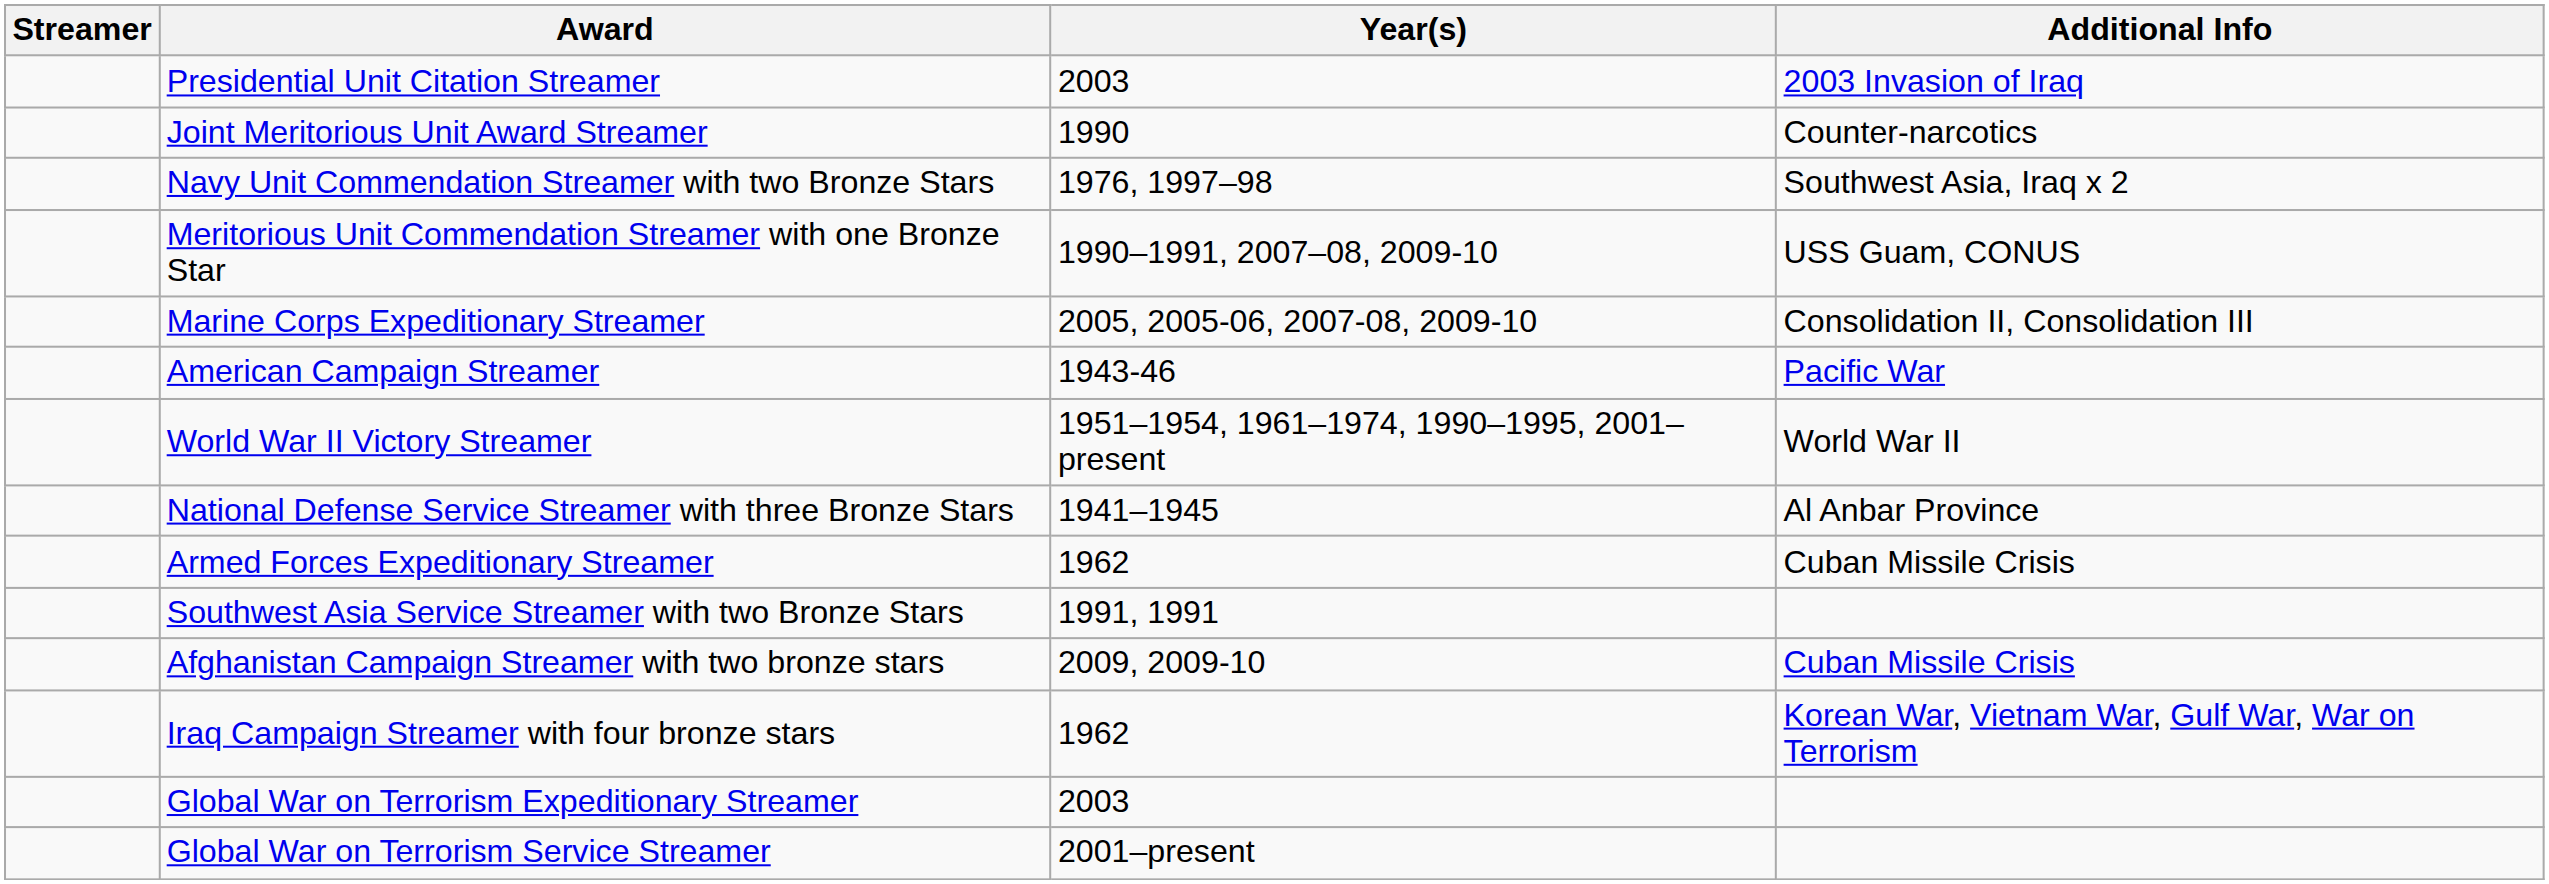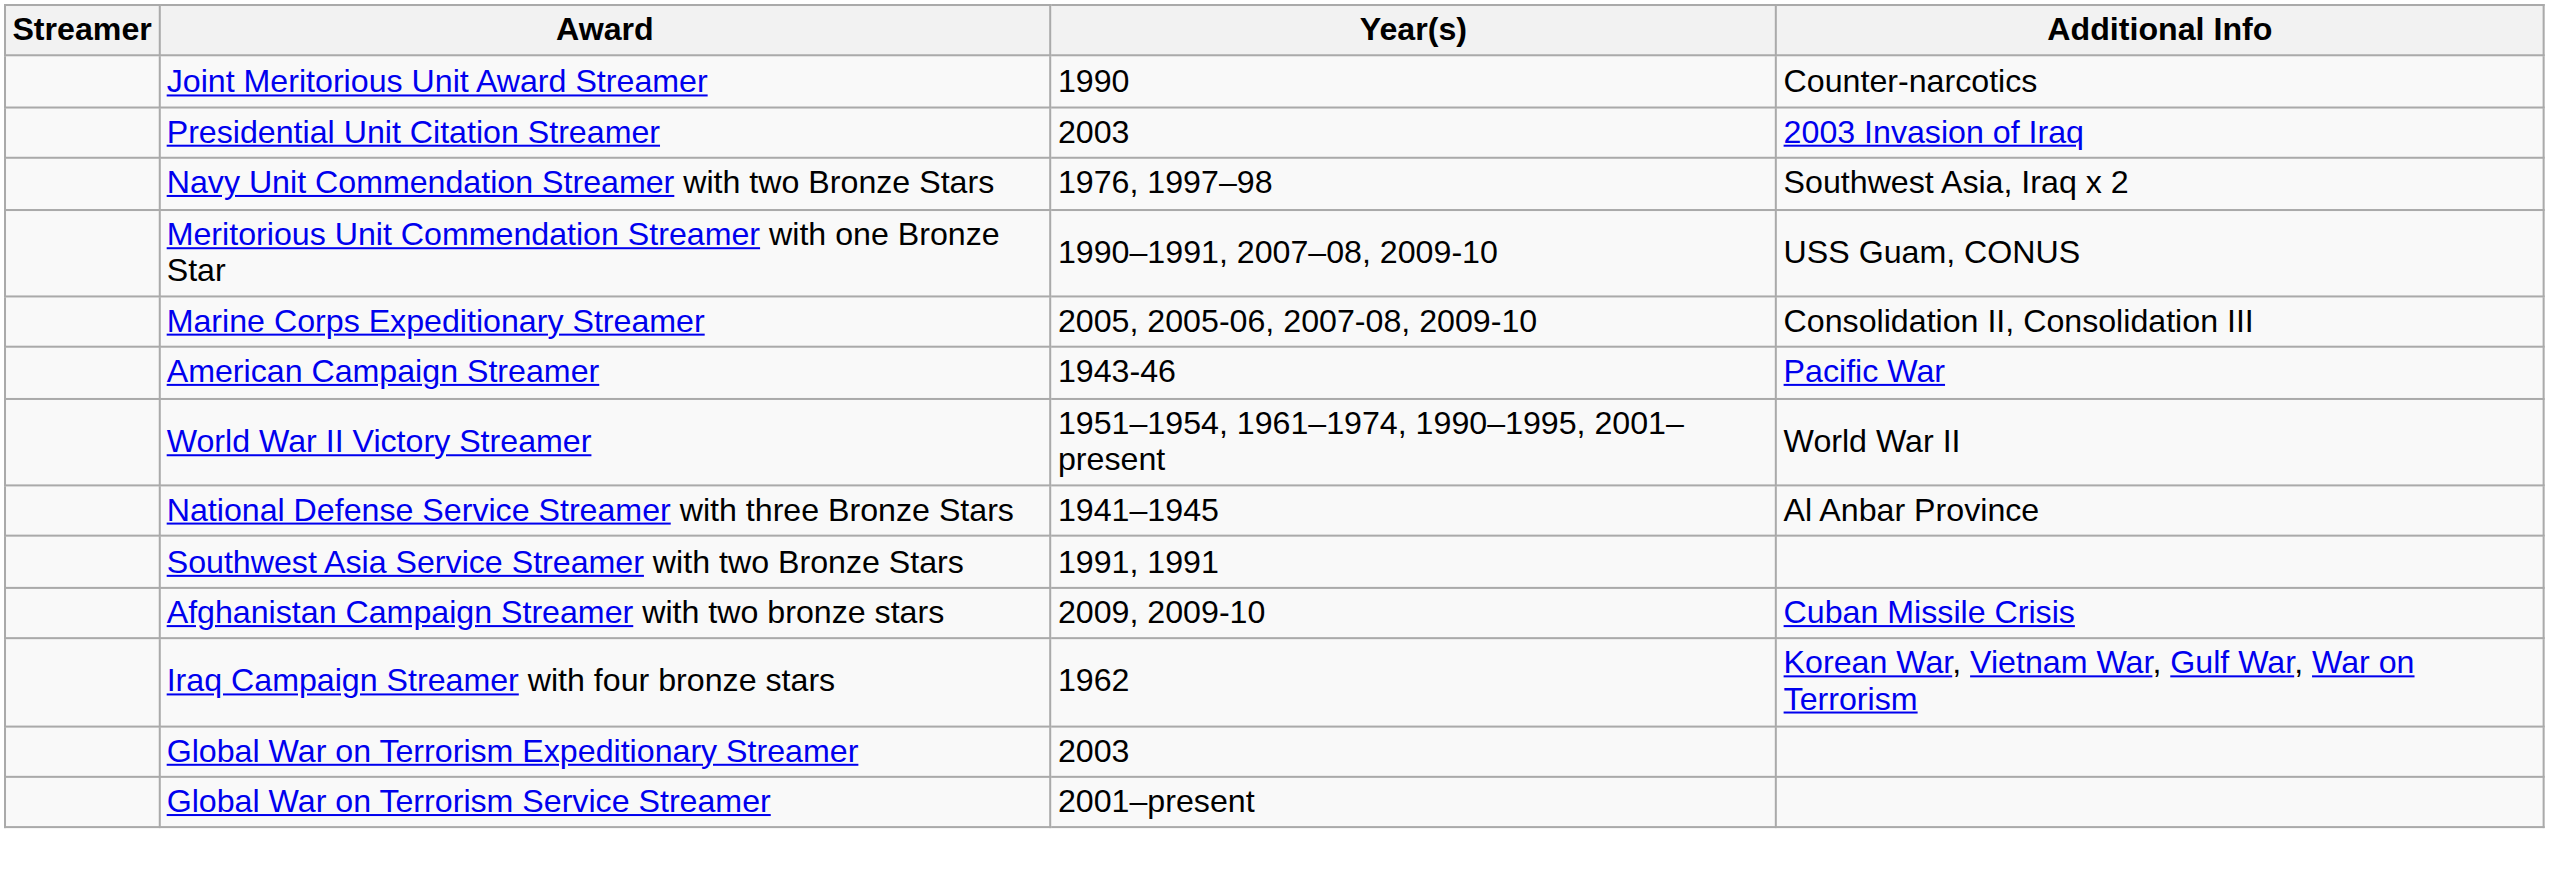rows swapped: (413, 81) <-> (437, 132)
- row: (440, 561)
